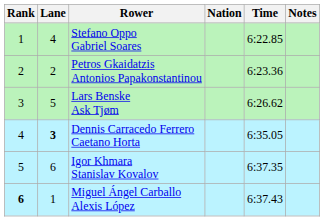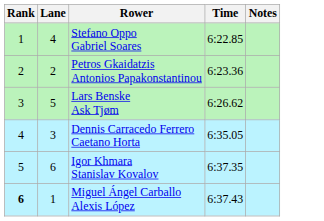- column: (224, 13)
(53, 135) bold -> (53, 135) normal
